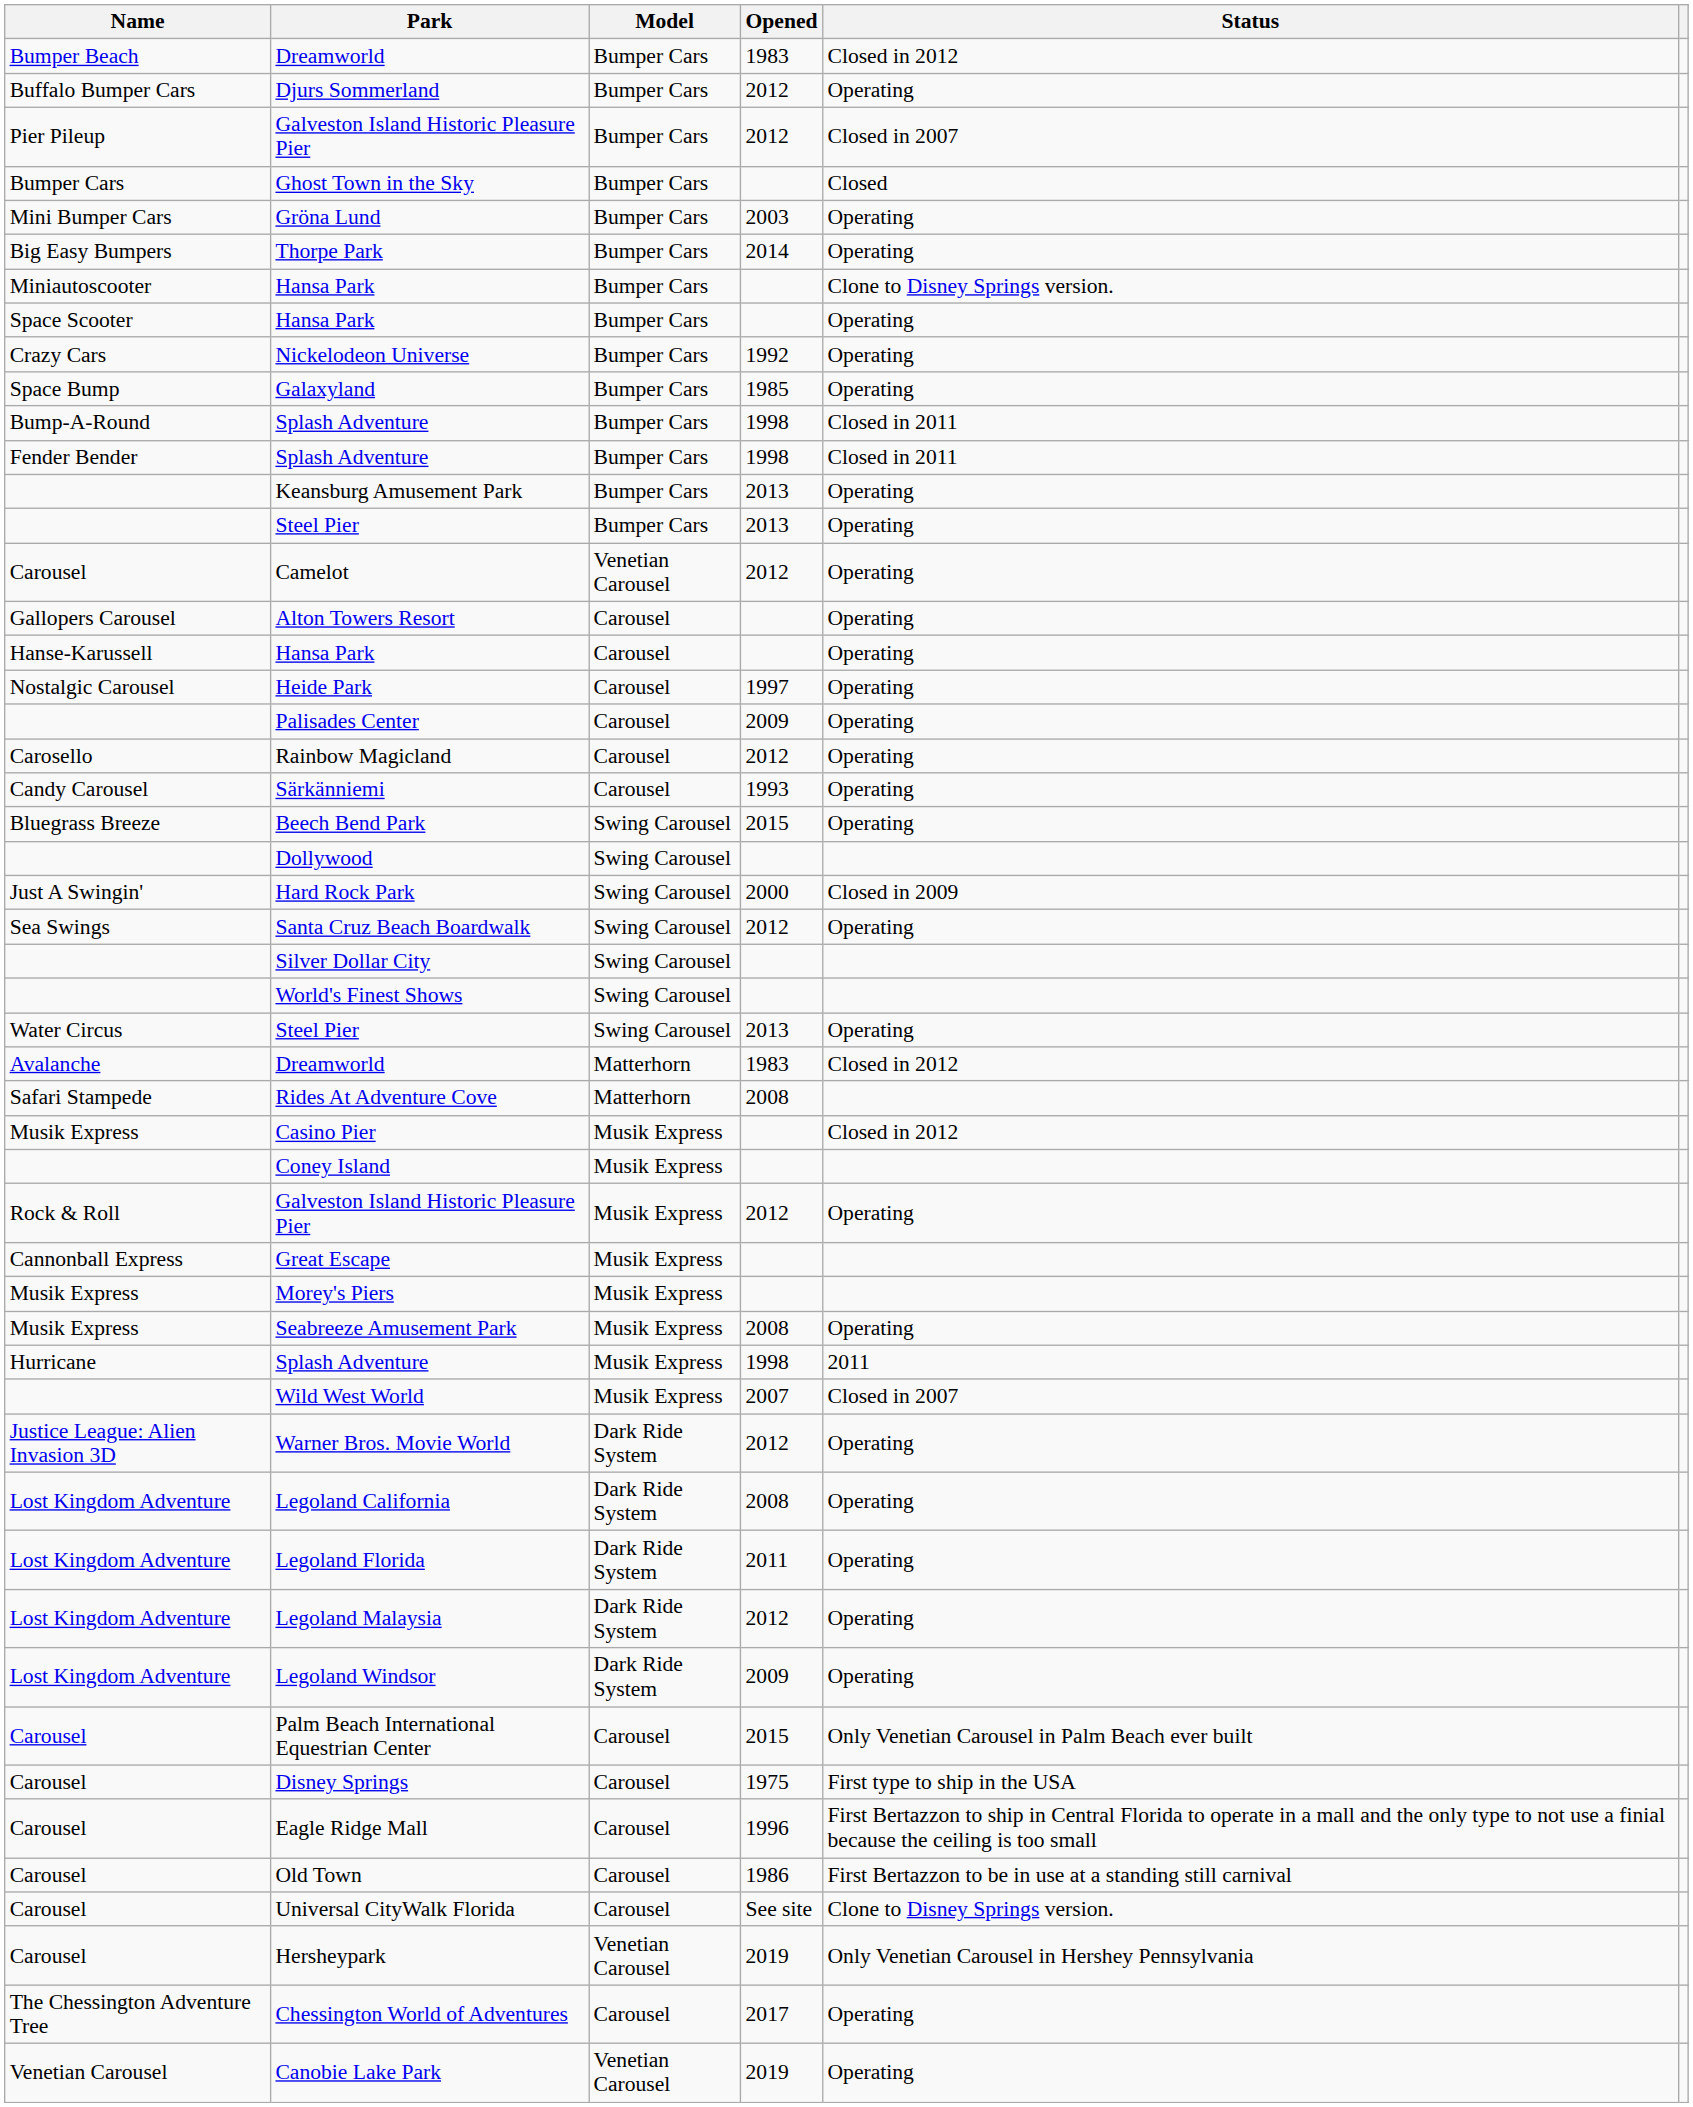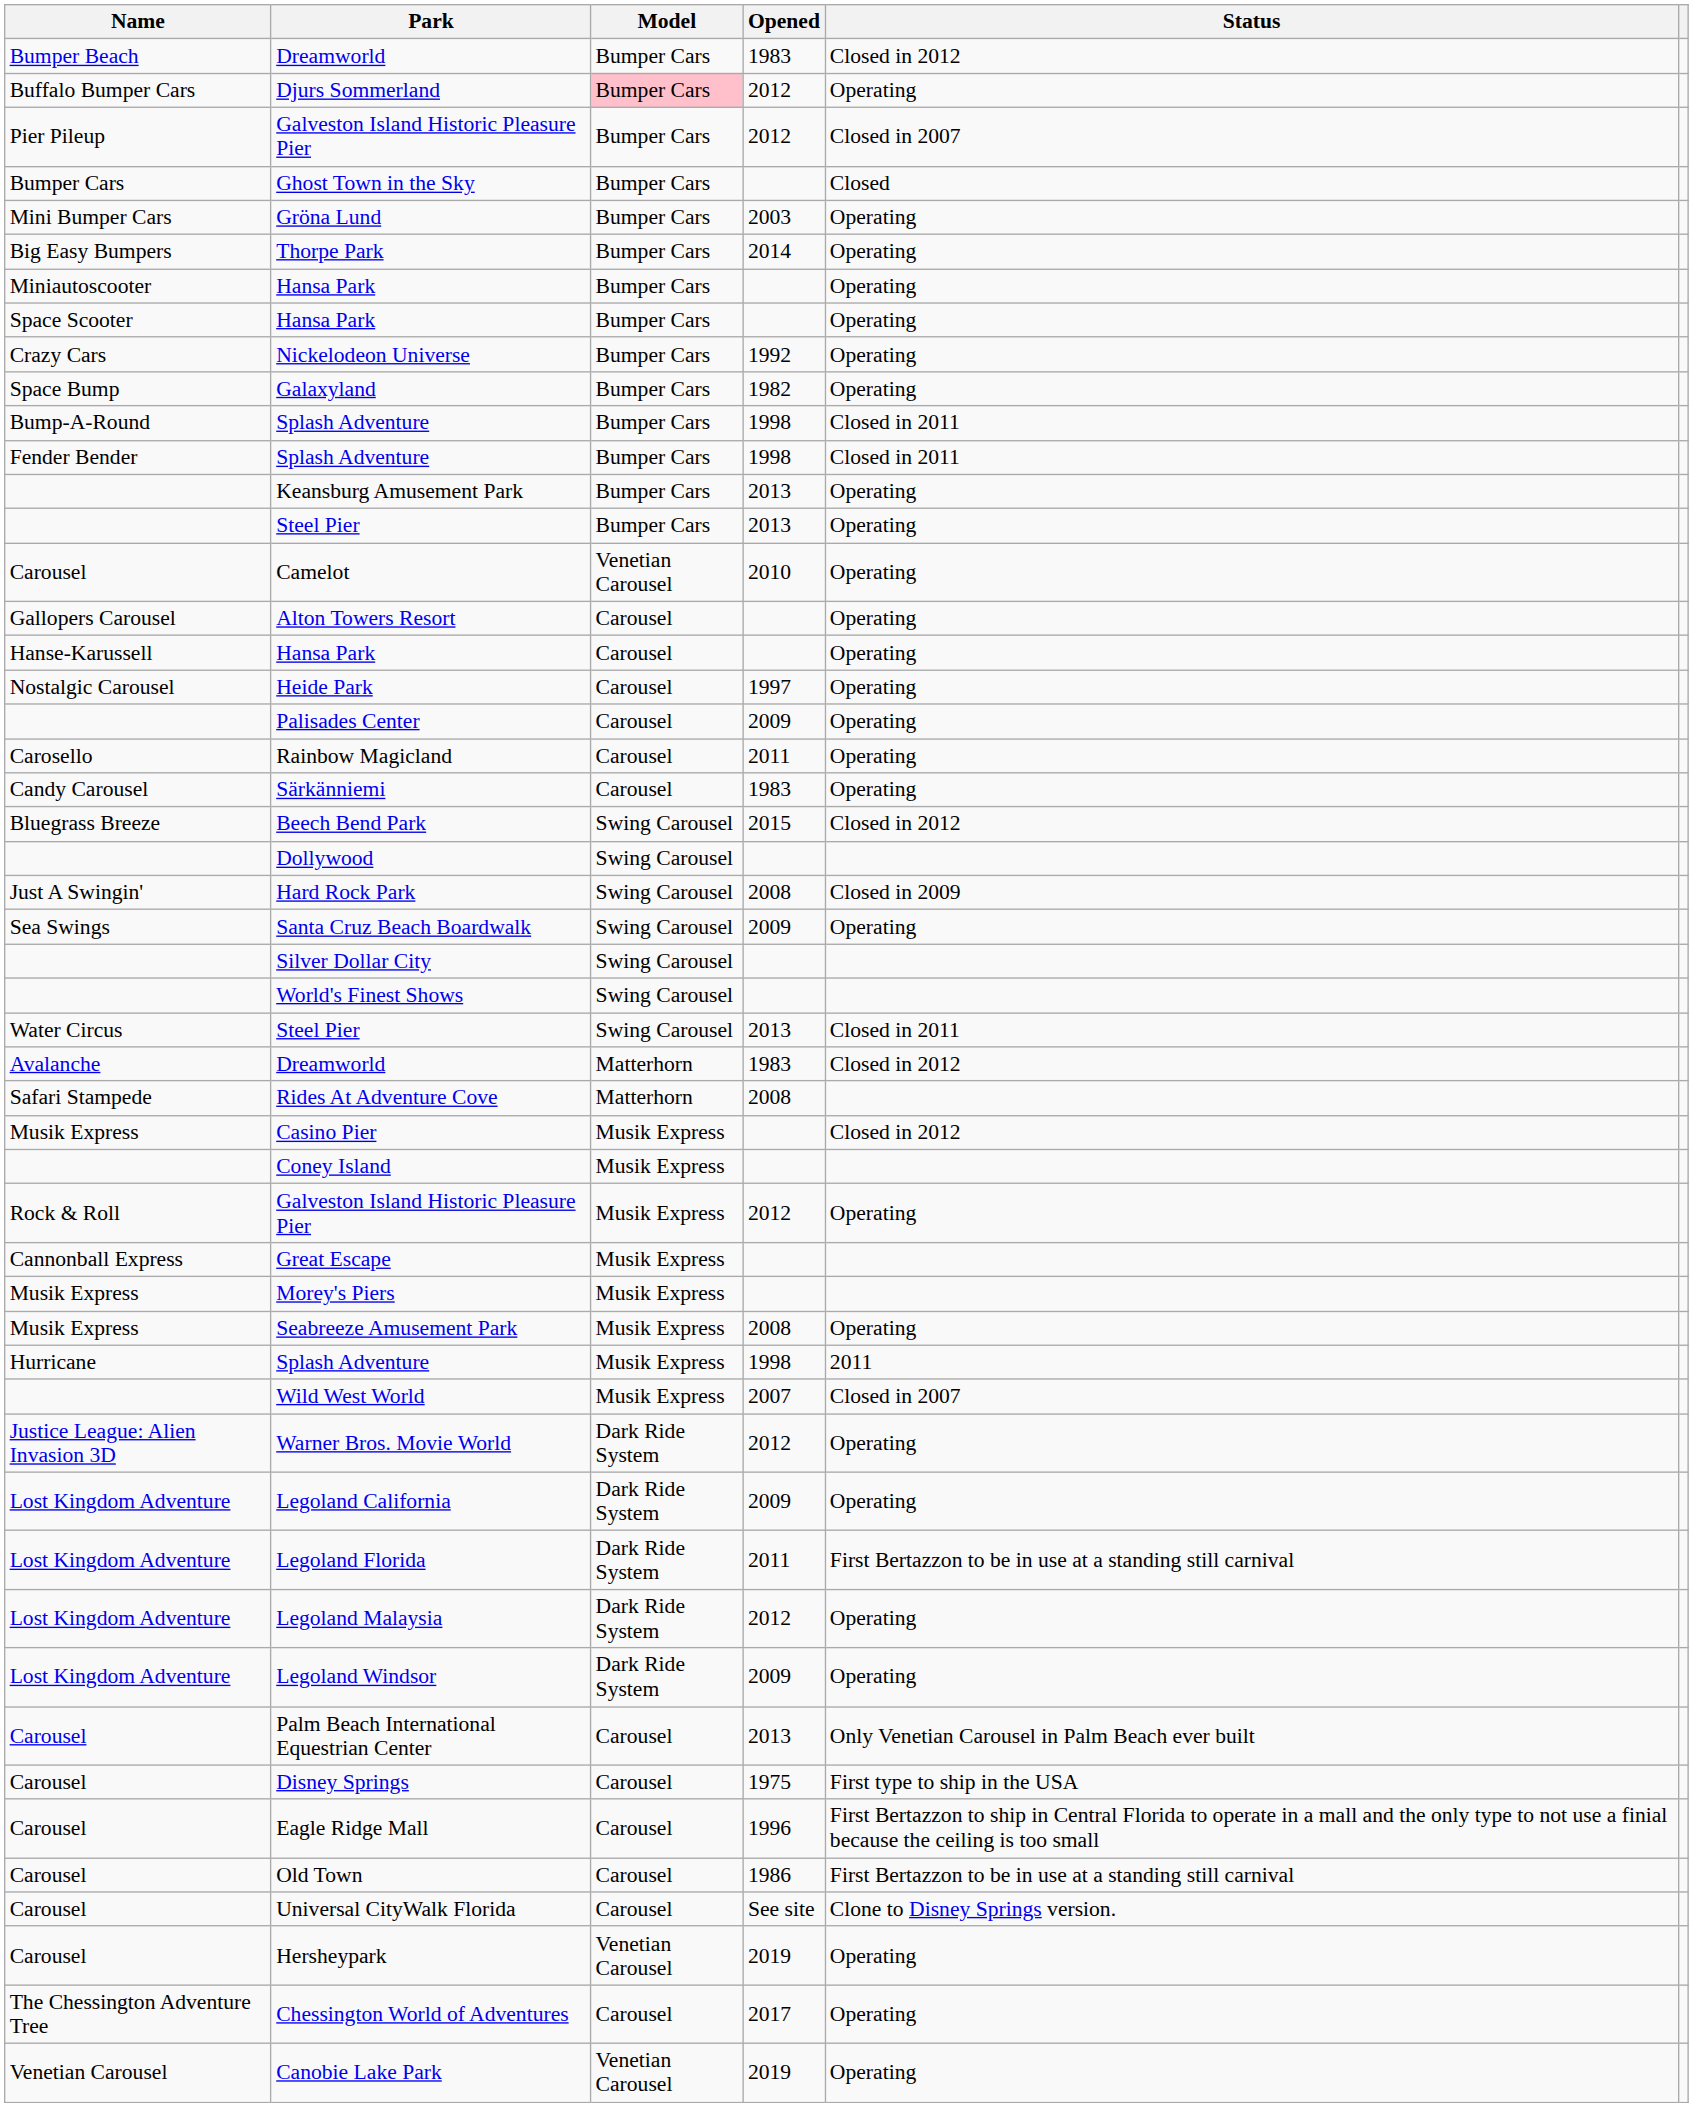(651, 90) no background -> (653, 90) pink background
(971, 285) Clone to Disney Springs version. -> (873, 285) Operating
(767, 388) 1985 -> (769, 388) 1982
(767, 571) 2012 -> (769, 571) 2010
(767, 755) 2012 -> (769, 755) 2011
(767, 789) 1993 -> (769, 789) 1983
(871, 823) Operating -> (895, 823) Closed in 2012
(767, 892) 2000 -> (769, 892) 2008
(767, 926) 2012 -> (769, 926) 2009
(871, 1029) Operating -> (895, 1029) Closed in 2011
(767, 1501) 2008 -> (769, 1501) 2009
(871, 1559) Operating -> (1062, 1559) First Bertazzon to be in use at a standing still carnival
(767, 1735) 2015 -> (769, 1735) 2013
(1041, 1955) Only Venetian Carousel in Hershey Pennsylvania -> (873, 1955) Operating
